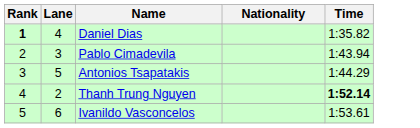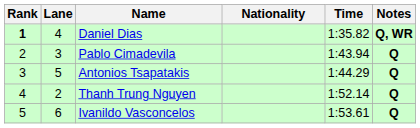+ column: (394, 14)
(349, 93) bold -> (349, 93) normal
